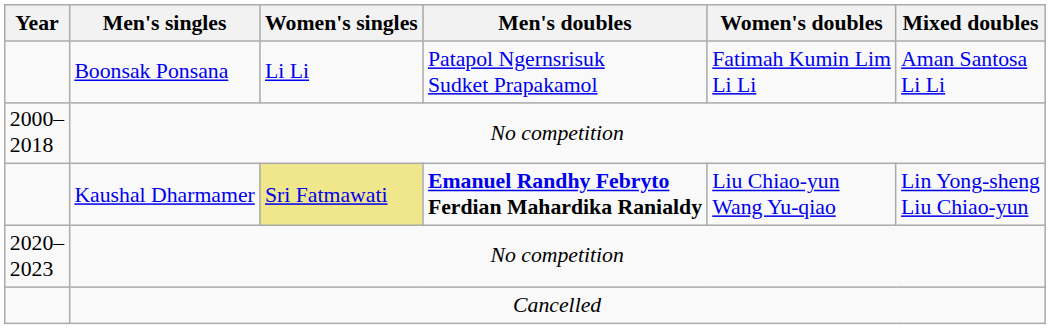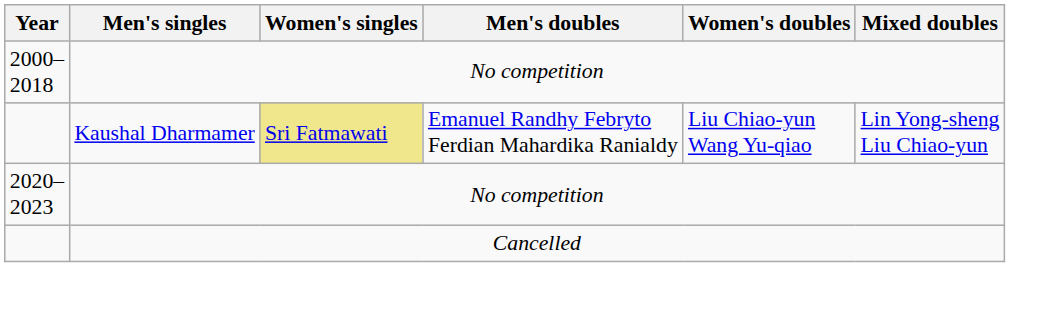- row: (37, 72)
(565, 194) bold -> (553, 133) normal
